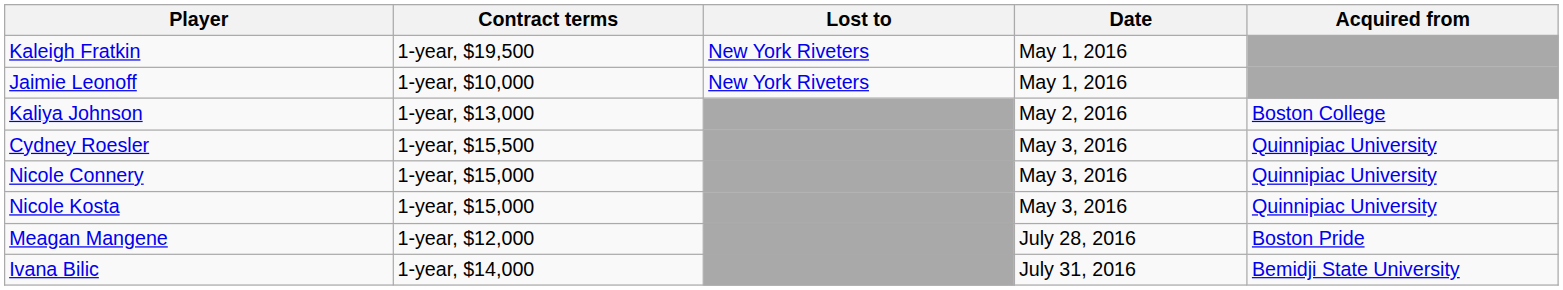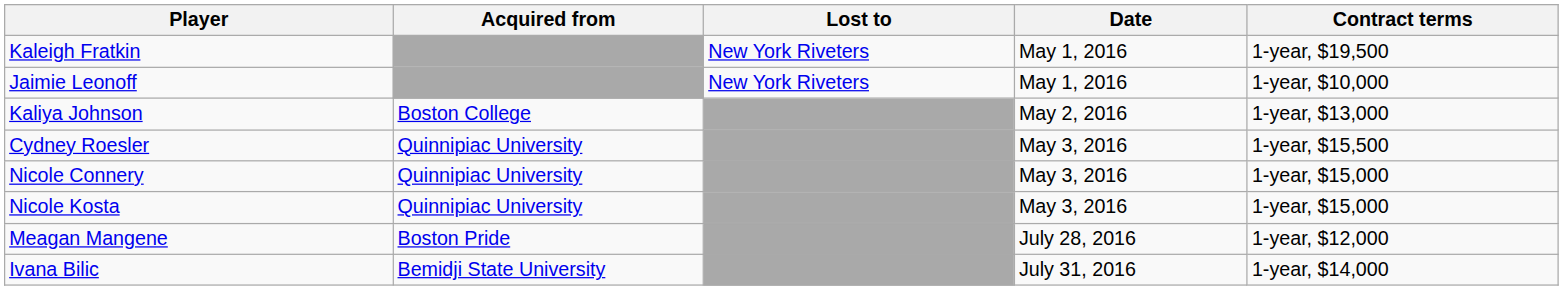columns swapped: (1403, 20) <-> (548, 20)
